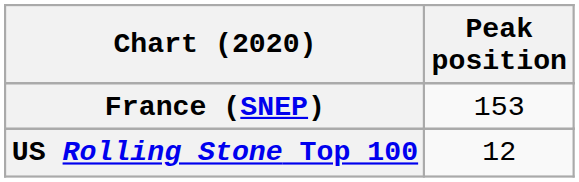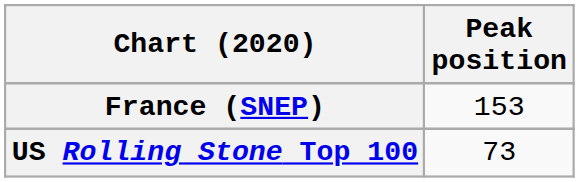(499, 153) 12 -> (499, 153) 73
